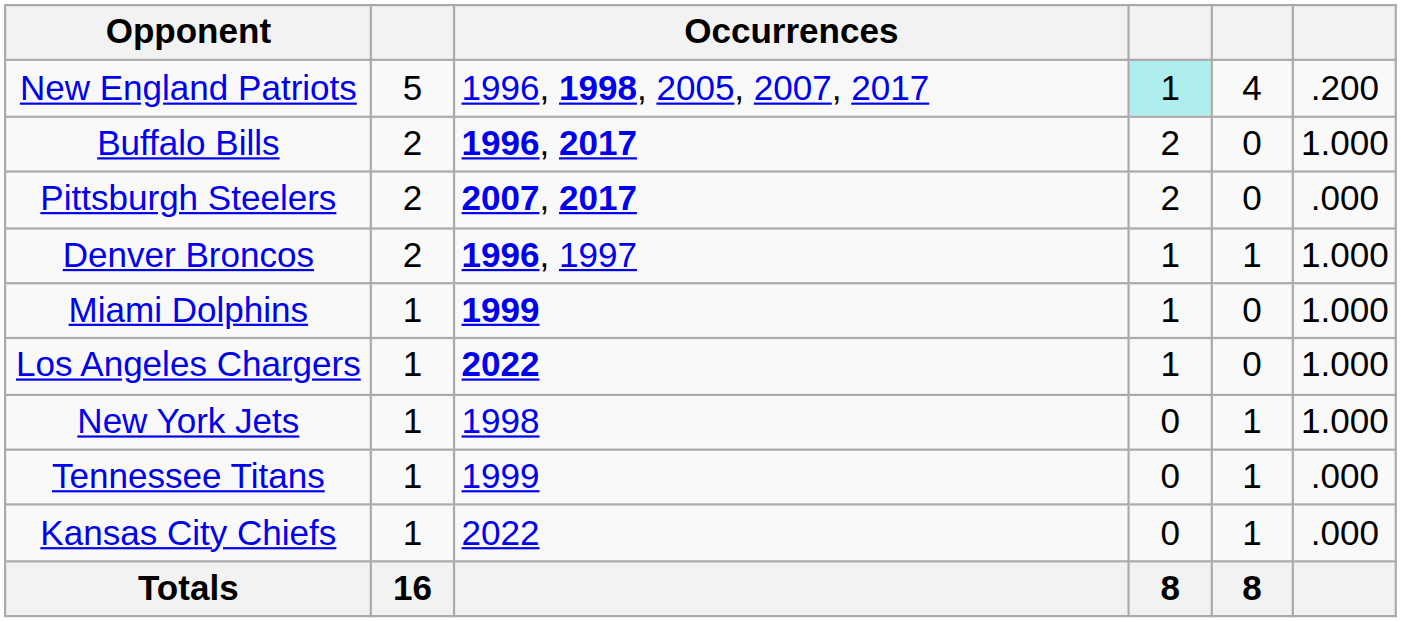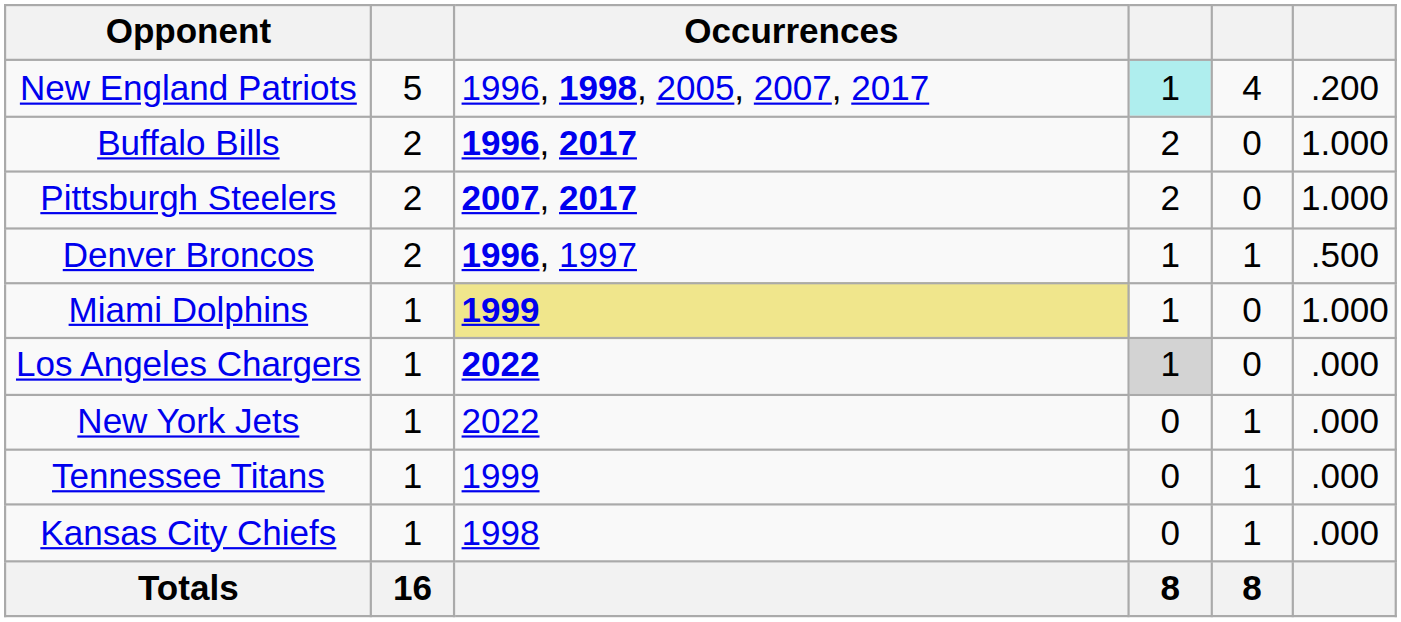(1345, 198) .000 -> (1345, 198) 1.000
(1345, 254) 1.000 -> (1345, 254) .500
(501, 310) no background -> (501, 310) khaki background
(1170, 365) no background -> (1170, 365) lightgrey background
(1345, 365) 1.000 -> (1345, 365) .000
(501, 421) 1998 -> (501, 421) 2022
(1345, 421) 1.000 -> (1345, 421) .000
(501, 532) 2022 -> (501, 532) 1998
